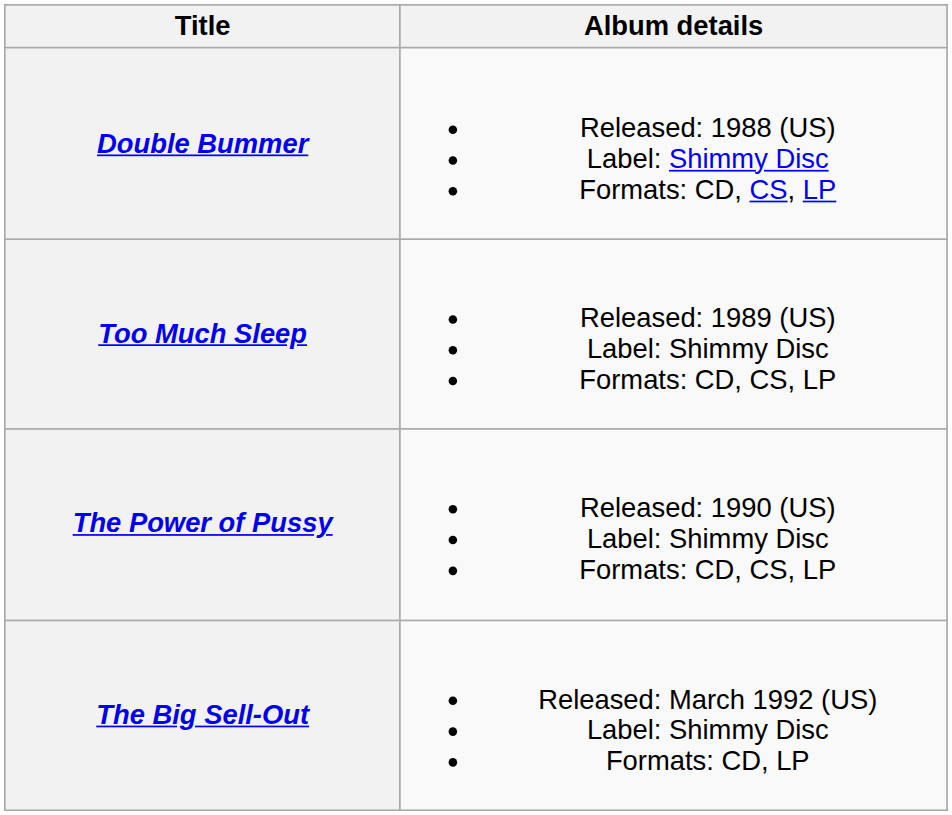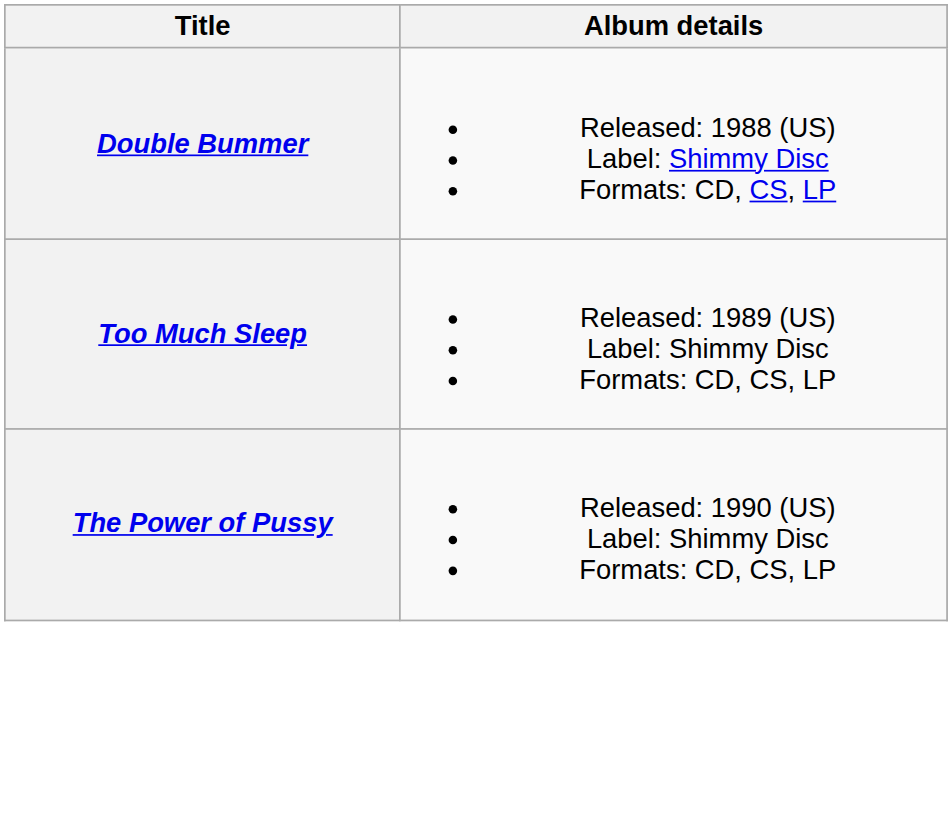- row: (203, 714)
